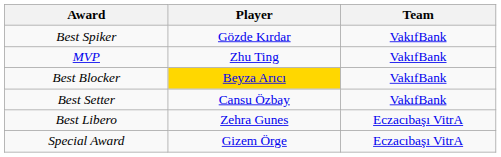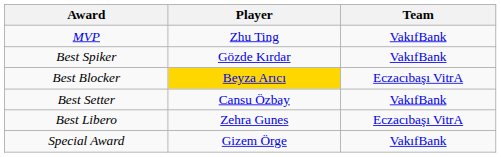rows swapped: (86, 57) <-> (86, 36)
(418, 78) VakıfBank -> (418, 78) Eczacıbaşı VitrA
(418, 141) Eczacıbaşı VitrA -> (418, 141) VakıfBank
